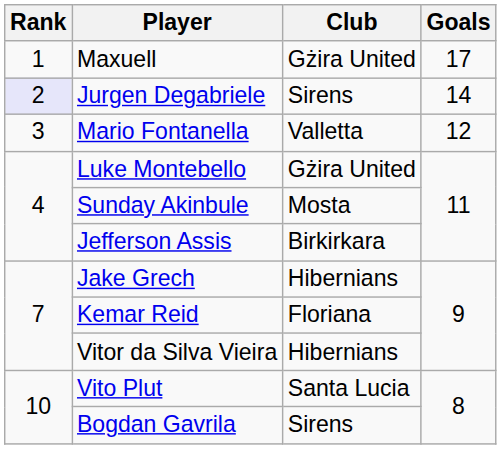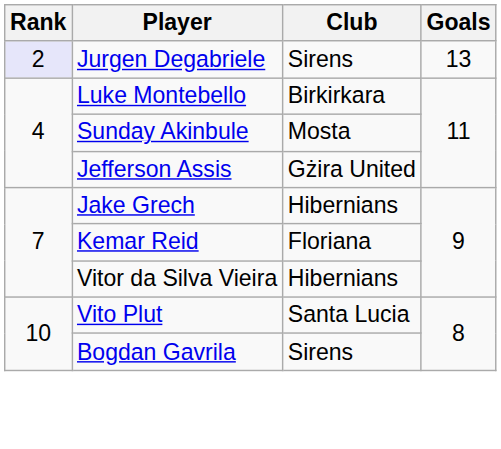- row: (117, 59)
(459, 95) 14 -> (459, 59) 13
- row: (163, 132)
(352, 168) Gżira United -> (336, 95) Birkirkara
(336, 242) Birkirkara -> (352, 168) Gżira United
